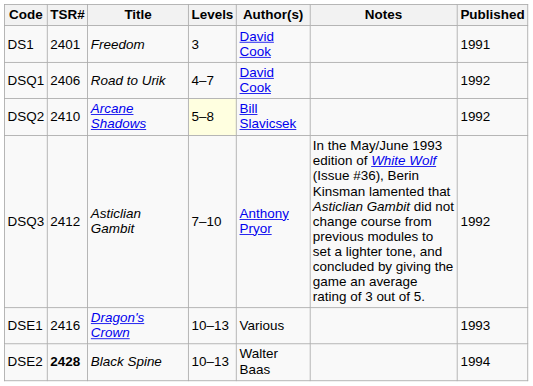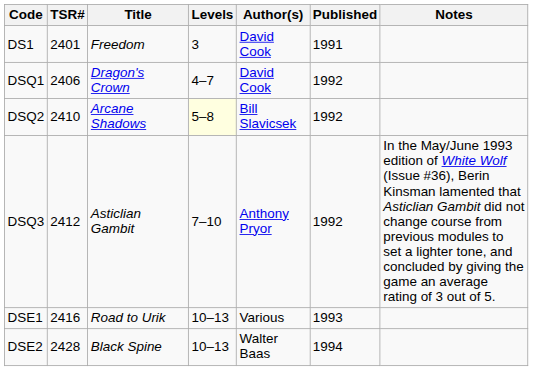columns swapped: (493, 15) <-> (384, 15)
(128, 80) Road to Urik -> (118, 80) Dragon's Crown
(118, 325) Dragon's Crown -> (128, 318) Road to Urik
(65, 362) bold -> (65, 347) normal
